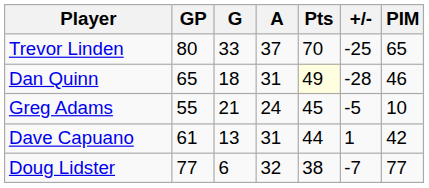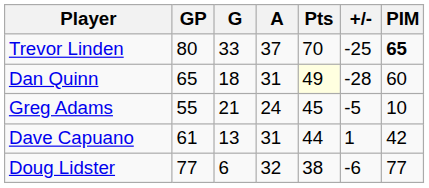(397, 49) normal -> (397, 49) bold
(397, 78) 46 -> (397, 78) 60
(353, 167) -7 -> (353, 167) -6
